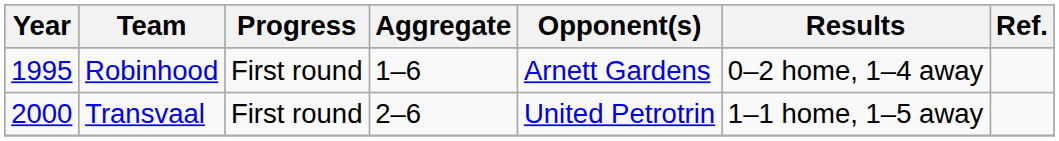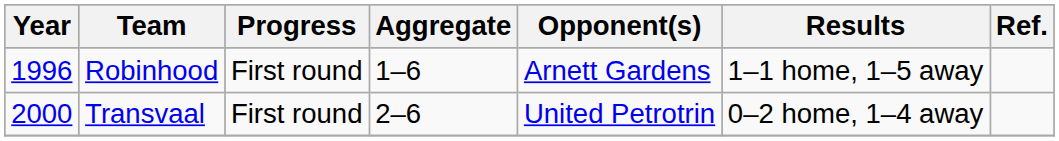(42, 69) 1995 -> (42, 69) 1996
(856, 69) 0–2 home, 1–4 away -> (856, 69) 1–1 home, 1–5 away
(856, 113) 1–1 home, 1–5 away -> (856, 113) 0–2 home, 1–4 away
